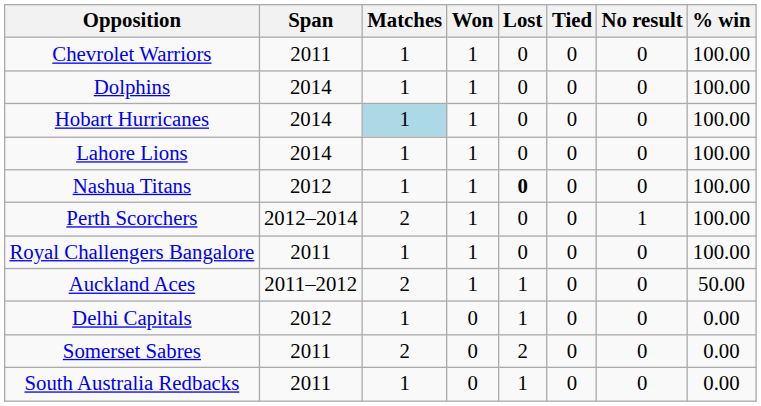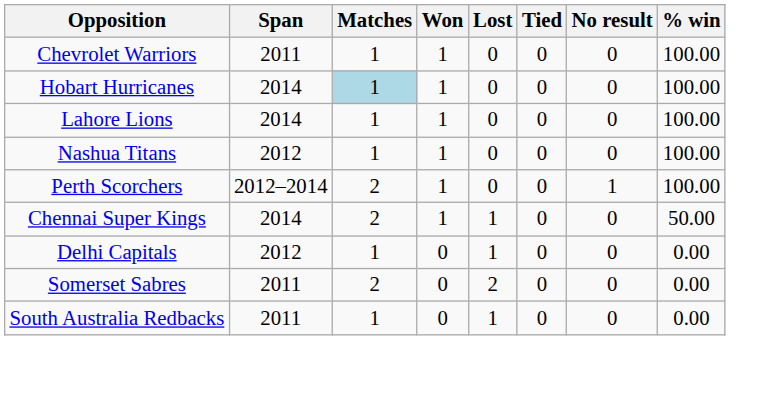- row: (132, 86)
(523, 185) bold -> (493, 152) normal
- row: (132, 251)
- row: (132, 284)
+ row: (117, 218)
